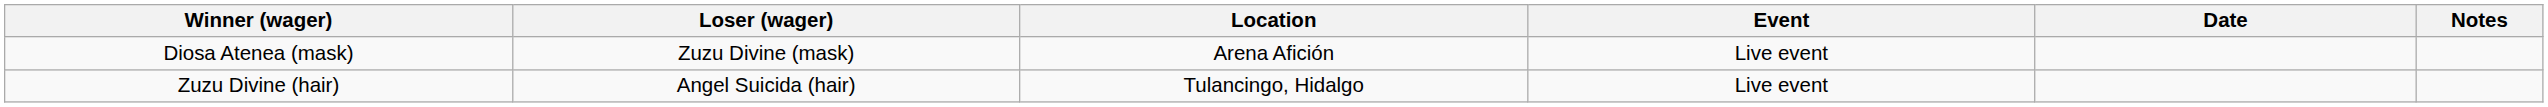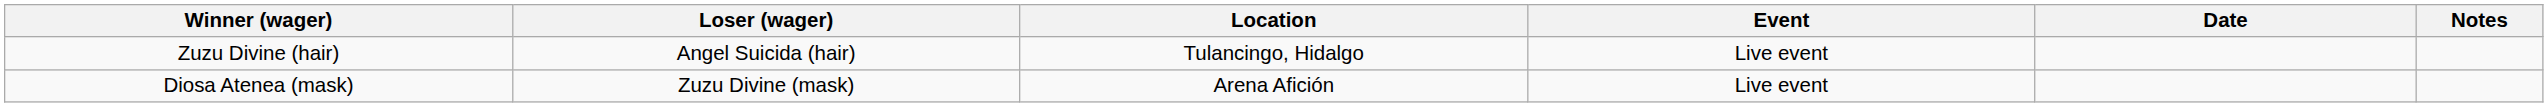rows swapped: (258, 85) <-> (258, 53)
